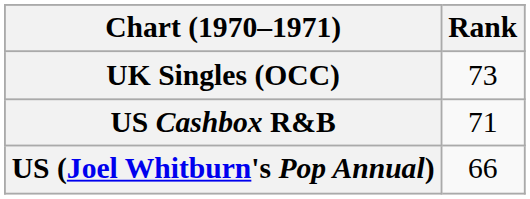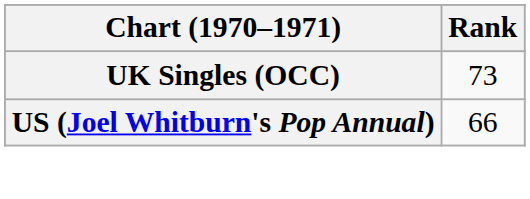- row: (223, 121)
